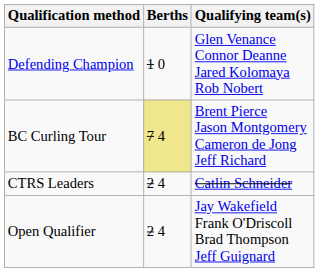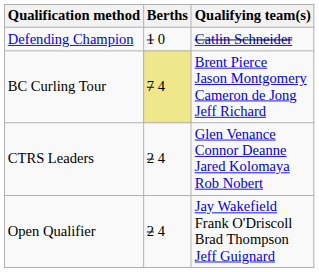(242, 63) Glen Venance Connor Deanne Jared Kolomaya Rob Nobert -> (243, 39) Catlin Schneider
(243, 183) Catlin Schneider -> (242, 159) Glen Venance Connor Deanne Jared Kolomaya Rob Nobert
